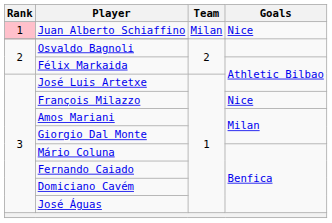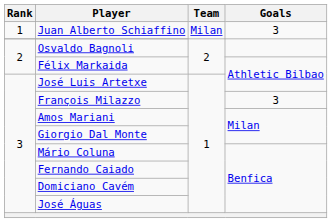(20, 30) pink background -> (20, 30) no background
(240, 30) Nice -> (276, 30) 3
(240, 100) Nice -> (276, 100) 3
